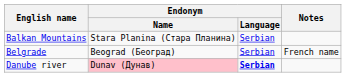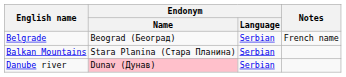rows swapped: (46, 38) <-> (26, 52)
(257, 65) bold -> (257, 65) normal
